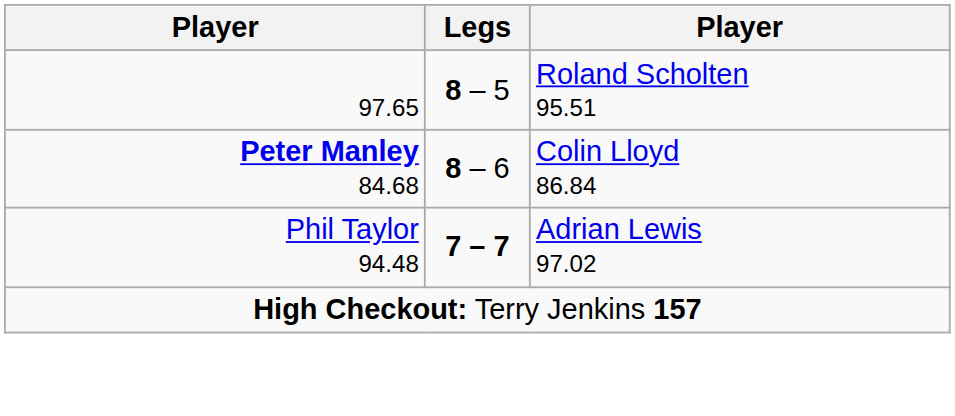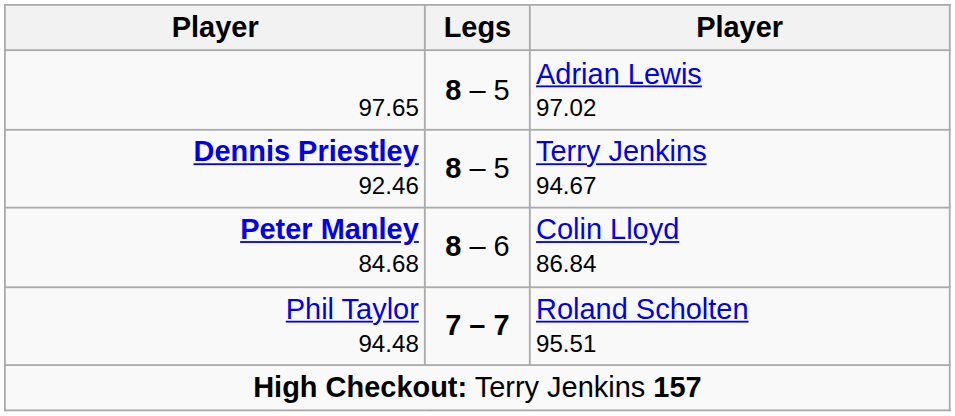(642, 89) Roland Scholten 95.51 -> (619, 89) Adrian Lewis 97.02
+ row: (306, 168)
(619, 246) Adrian Lewis 97.02 -> (642, 325) Roland Scholten 95.51
